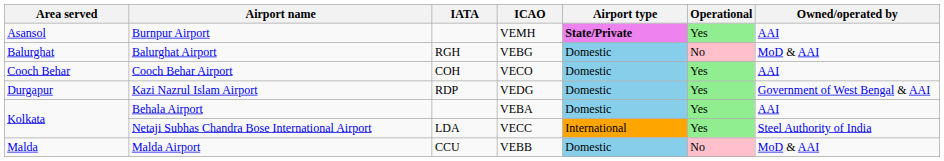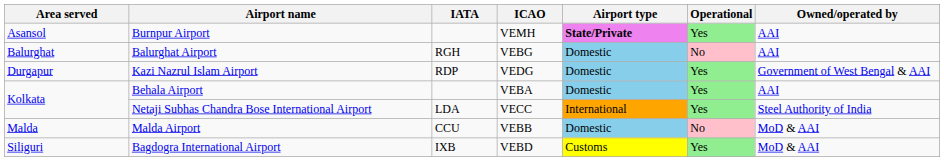(788, 52) MoD & AAI -> (768, 52) AAI
- row: (182, 71)
+ row: (206, 147)
